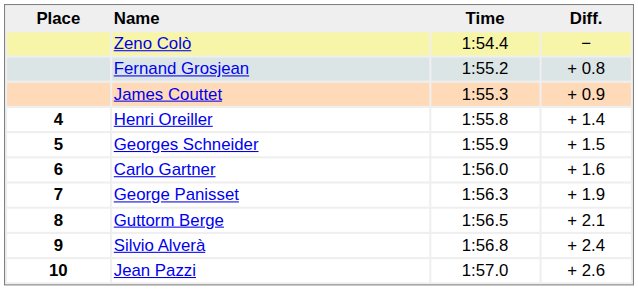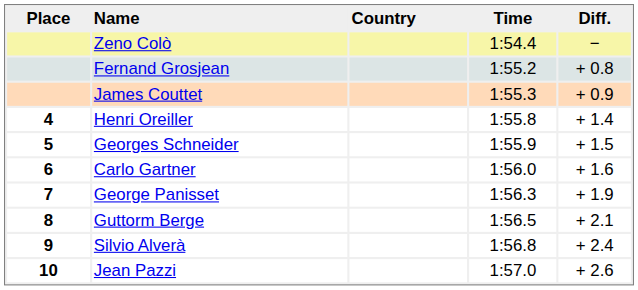+ column: (384, 18)
